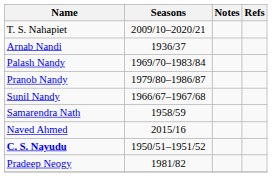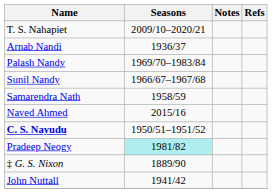- row: (37, 79)
(168, 163) no background -> (168, 146) paleturquoise background
+ row: (35, 163)
+ row: (33, 180)
